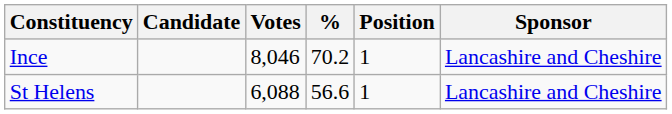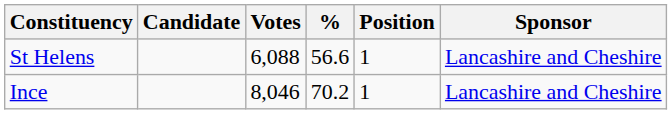rows swapped: (29, 56) <-> (52, 91)
